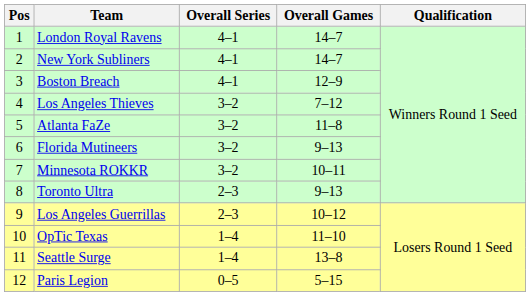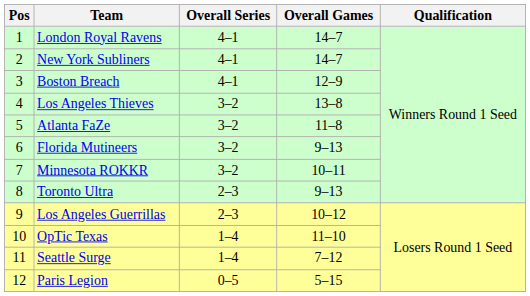(329, 103) 7–12 -> (329, 103) 13–8
(329, 258) 13–8 -> (329, 258) 7–12
